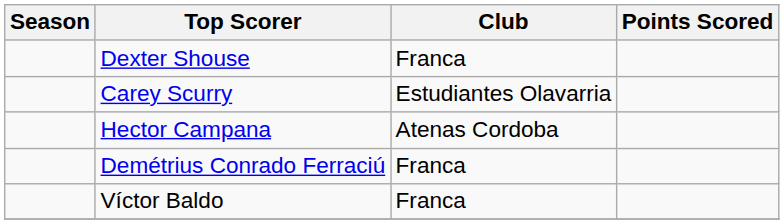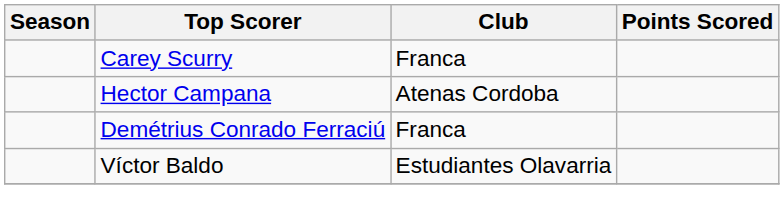- row: (175, 58)
(503, 93) Estudiantes Olavarria -> (431, 58) Franca
(431, 201) Franca -> (503, 165) Estudiantes Olavarria
